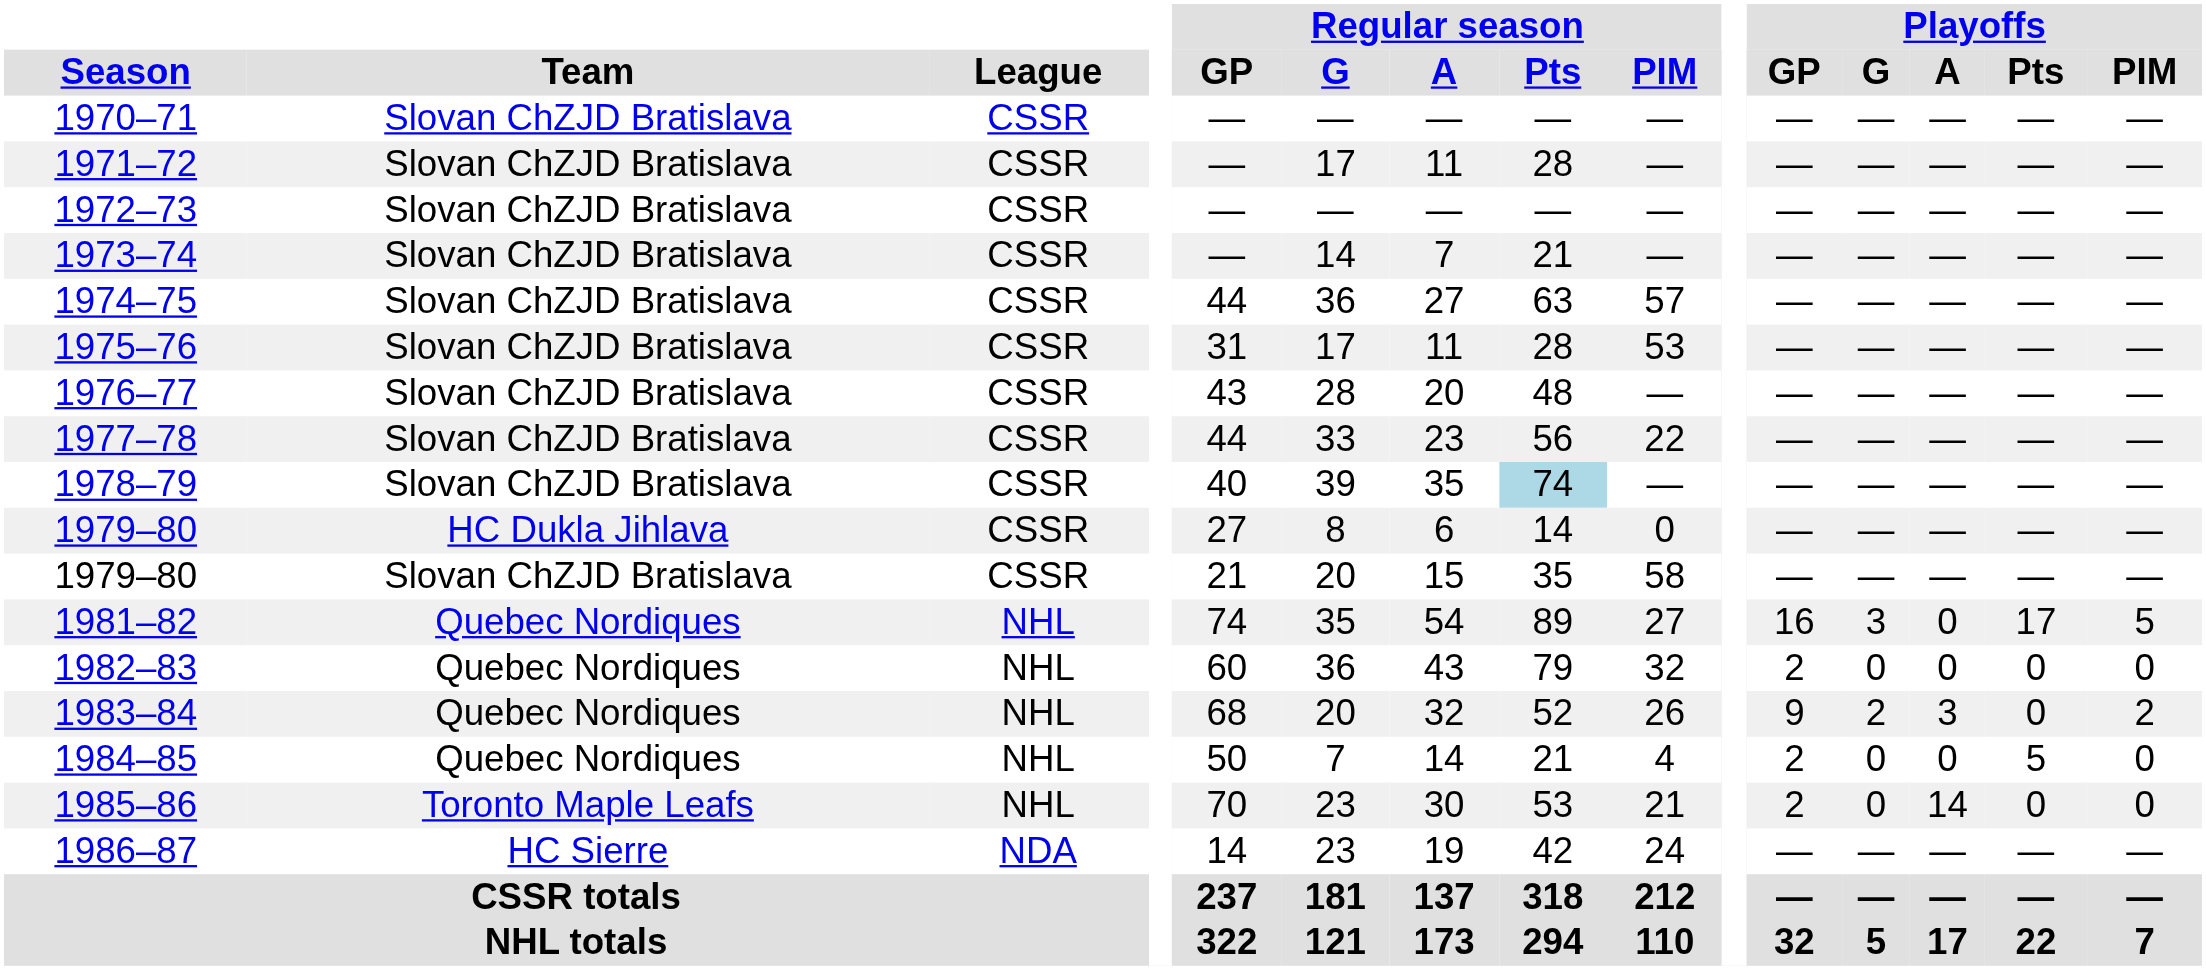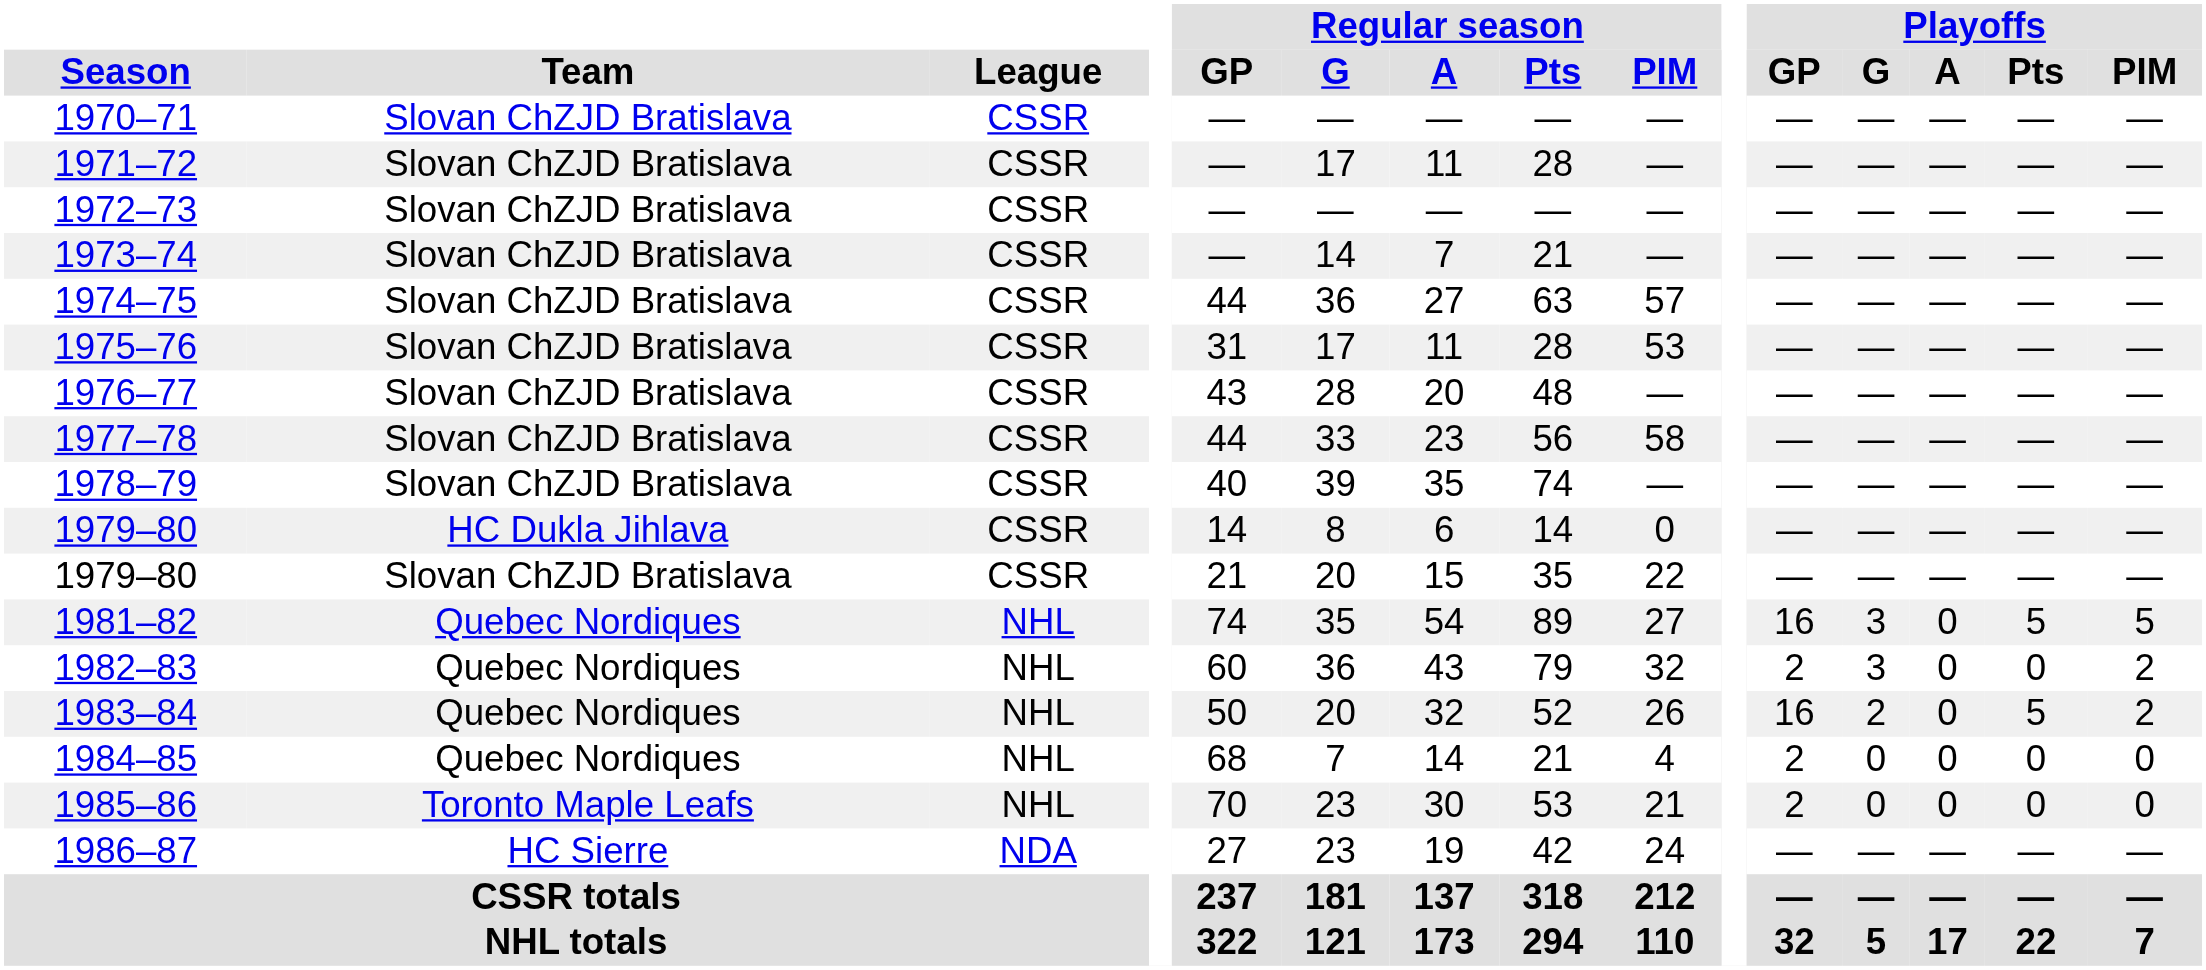(1665, 438) 22 -> (1665, 438) 58
(1553, 484) lightblue background -> (1553, 484) no background
(1227, 530) 27 -> (1227, 530) 14
(1665, 575) 58 -> (1665, 575) 22
(2036, 621) 17 -> (2036, 621) 5
(1876, 667) 0 -> (1876, 667) 3
(2145, 667) 0 -> (2145, 667) 2
(1227, 713) 68 -> (1227, 713) 50
(1794, 713) 9 -> (1794, 713) 16
(1947, 713) 3 -> (1947, 713) 0
(2036, 713) 0 -> (2036, 713) 5
(1227, 759) 50 -> (1227, 759) 68
(2036, 759) 5 -> (2036, 759) 0
(1947, 804) 14 -> (1947, 804) 0
(1227, 850) 14 -> (1227, 850) 27
